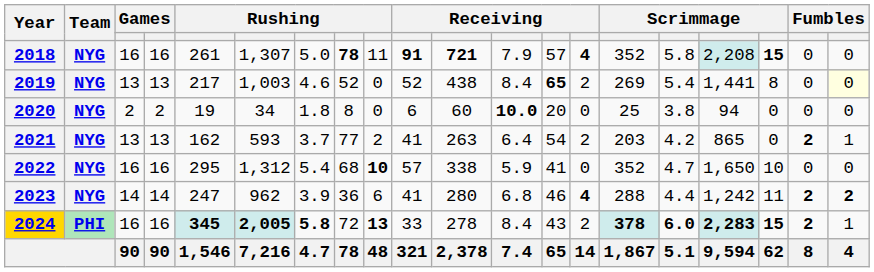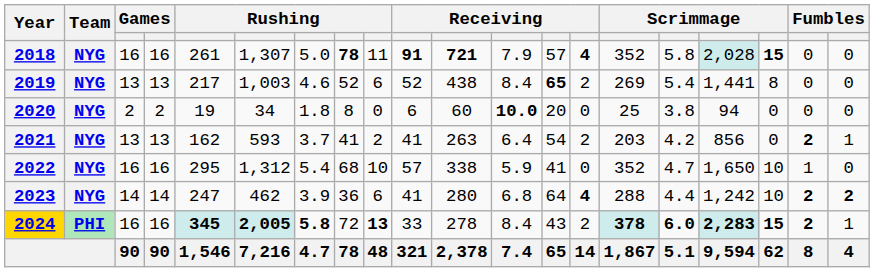(729, 55) 2,208 -> (729, 55) 2,028
(378, 83) 0 -> (378, 83) 6
(849, 83) lightyellow background -> (849, 83) no background
(349, 140) 77 -> (349, 140) 41
(729, 140) 865 -> (729, 140) 856
(378, 168) bold -> (378, 168) normal
(808, 168) 0 -> (808, 168) 1
(265, 196) 962 -> (265, 196) 462
(556, 196) 46 -> (556, 196) 64
(774, 196) 11 -> (774, 196) 10
